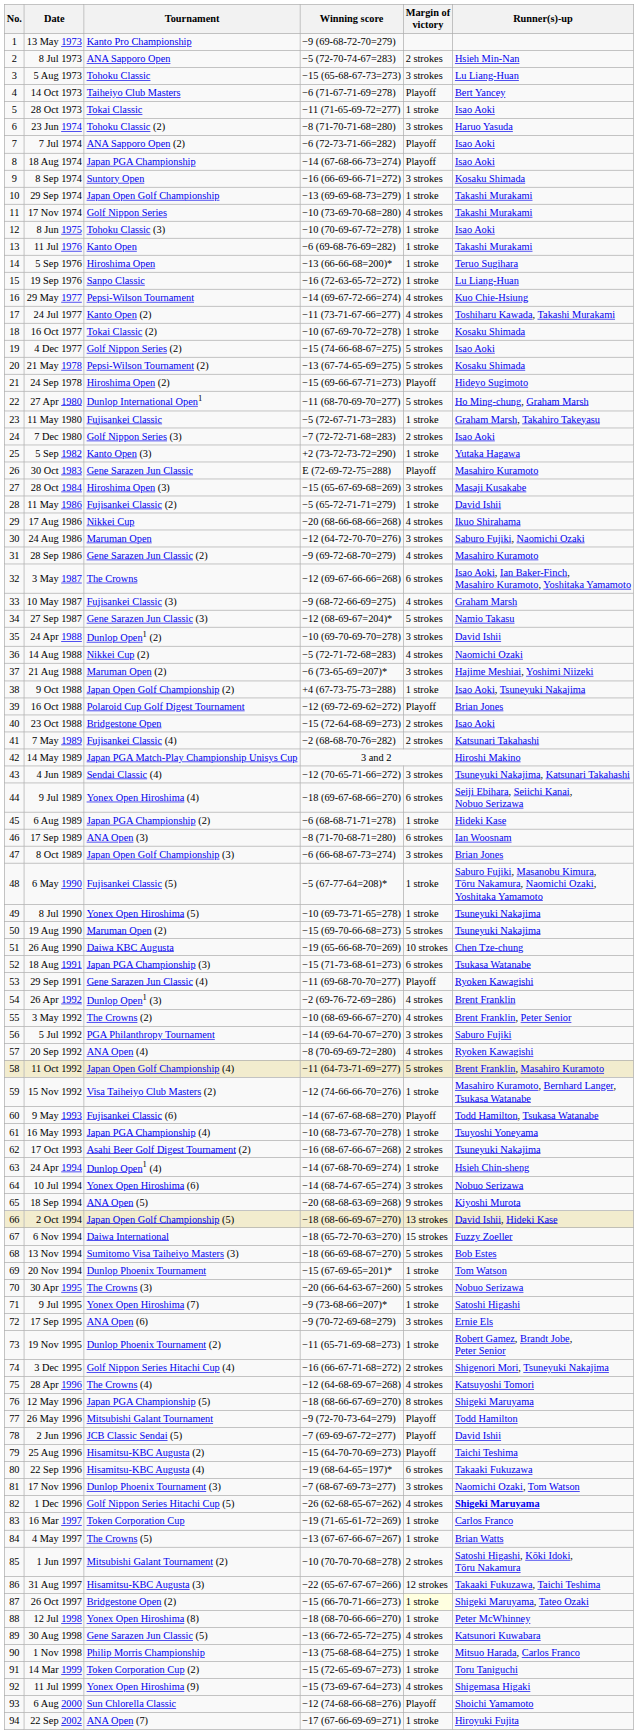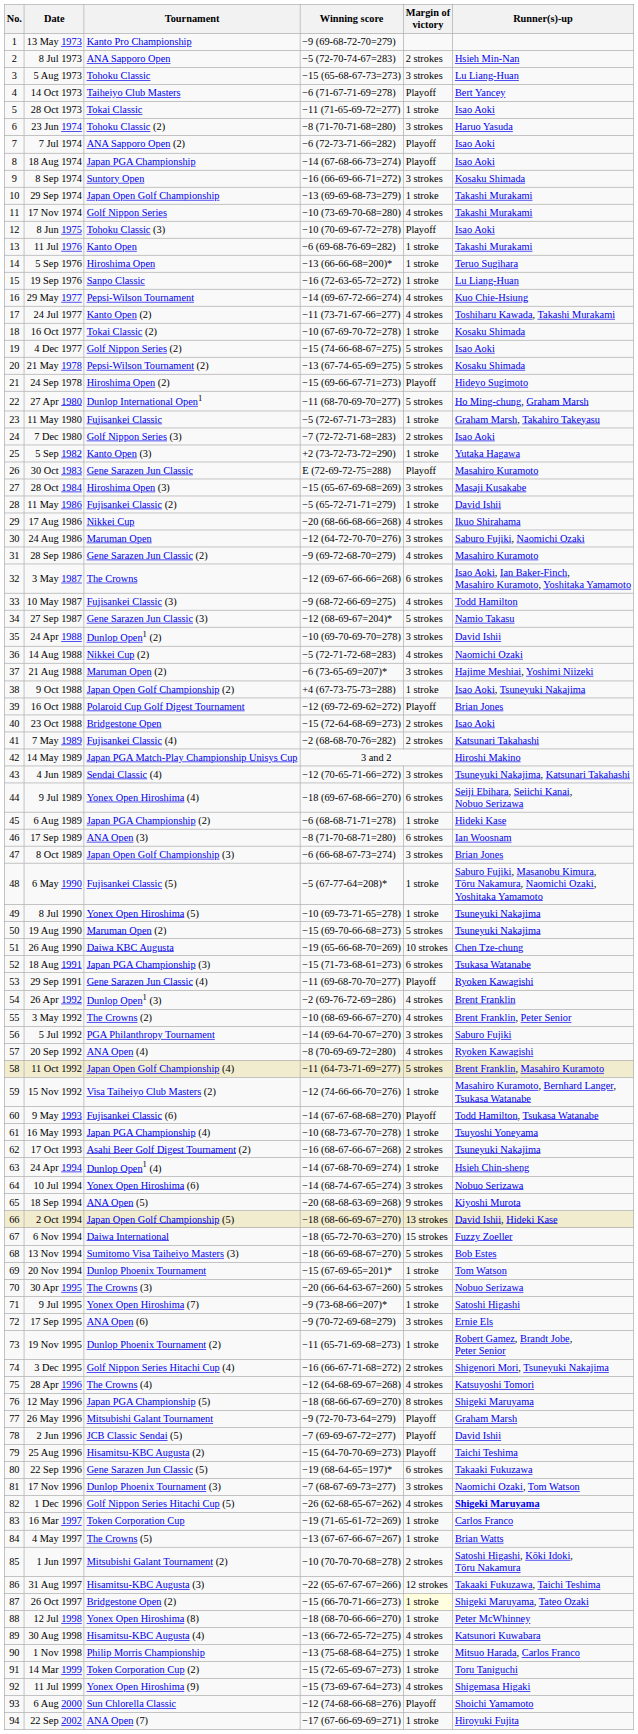(422, 229) 1 stroke -> (421, 229) Playoff
(486, 602) Graham Marsh -> (486, 602) Todd Hamilton
(486, 1419) Todd Hamilton -> (486, 1419) Graham Marsh
(145, 1470) Hisamitsu-KBC Augusta (4) -> (147, 1470) Gene Sarazen Jun Classic (5)
(147, 1636) Gene Sarazen Jun Classic (5) -> (145, 1636) Hisamitsu-KBC Augusta (4)
